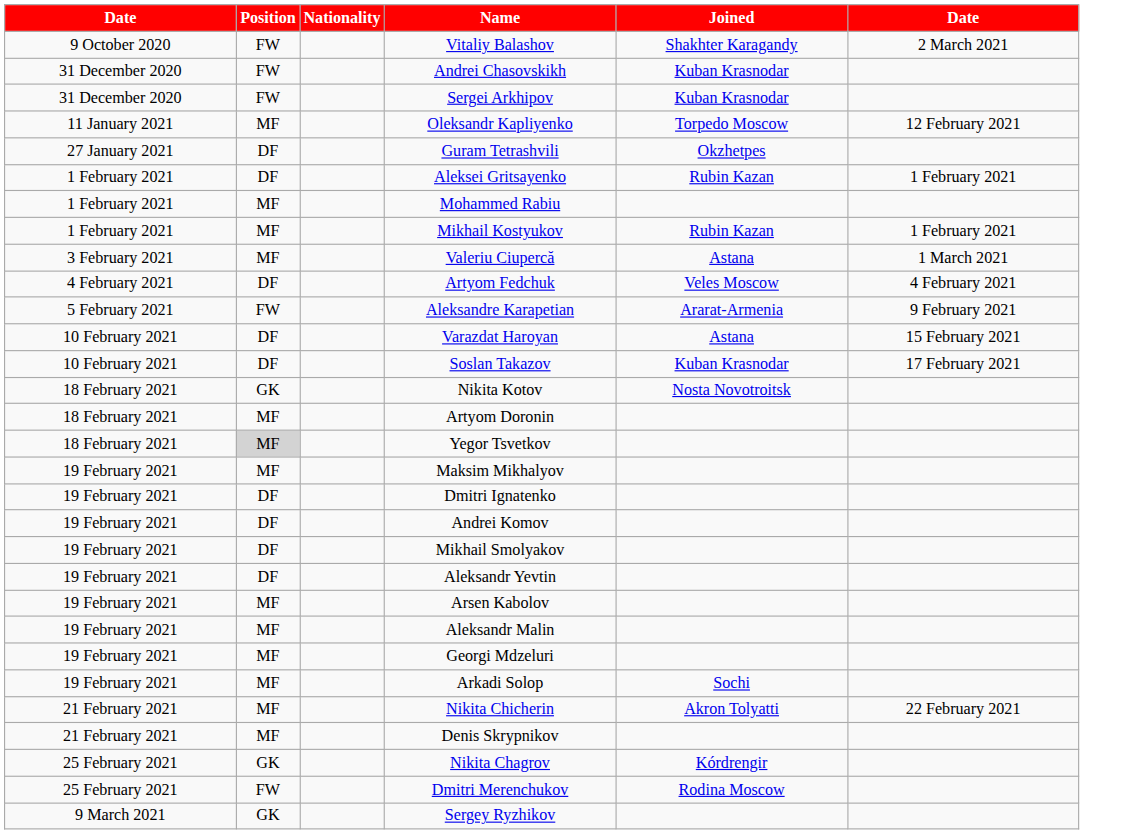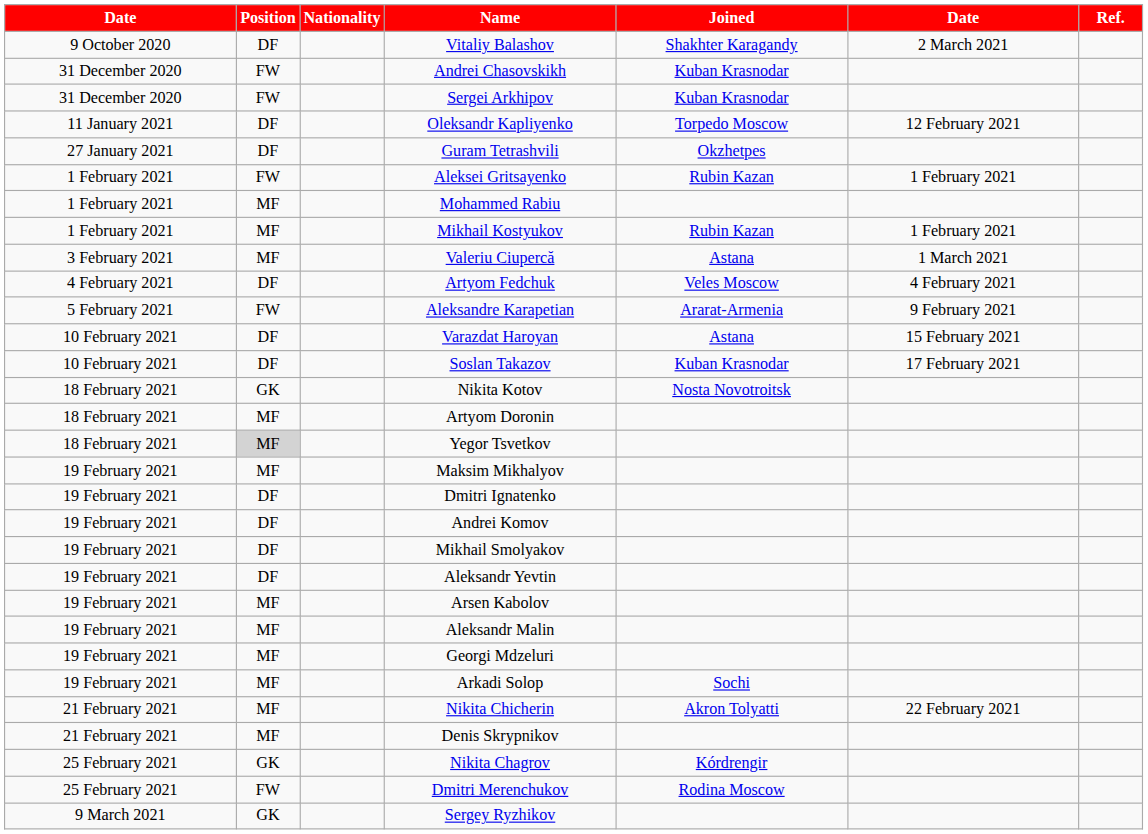+ column: (1111, 18)
(268, 44) FW -> (268, 44) DF
(268, 124) MF -> (268, 124) DF
(268, 177) DF -> (268, 177) FW
